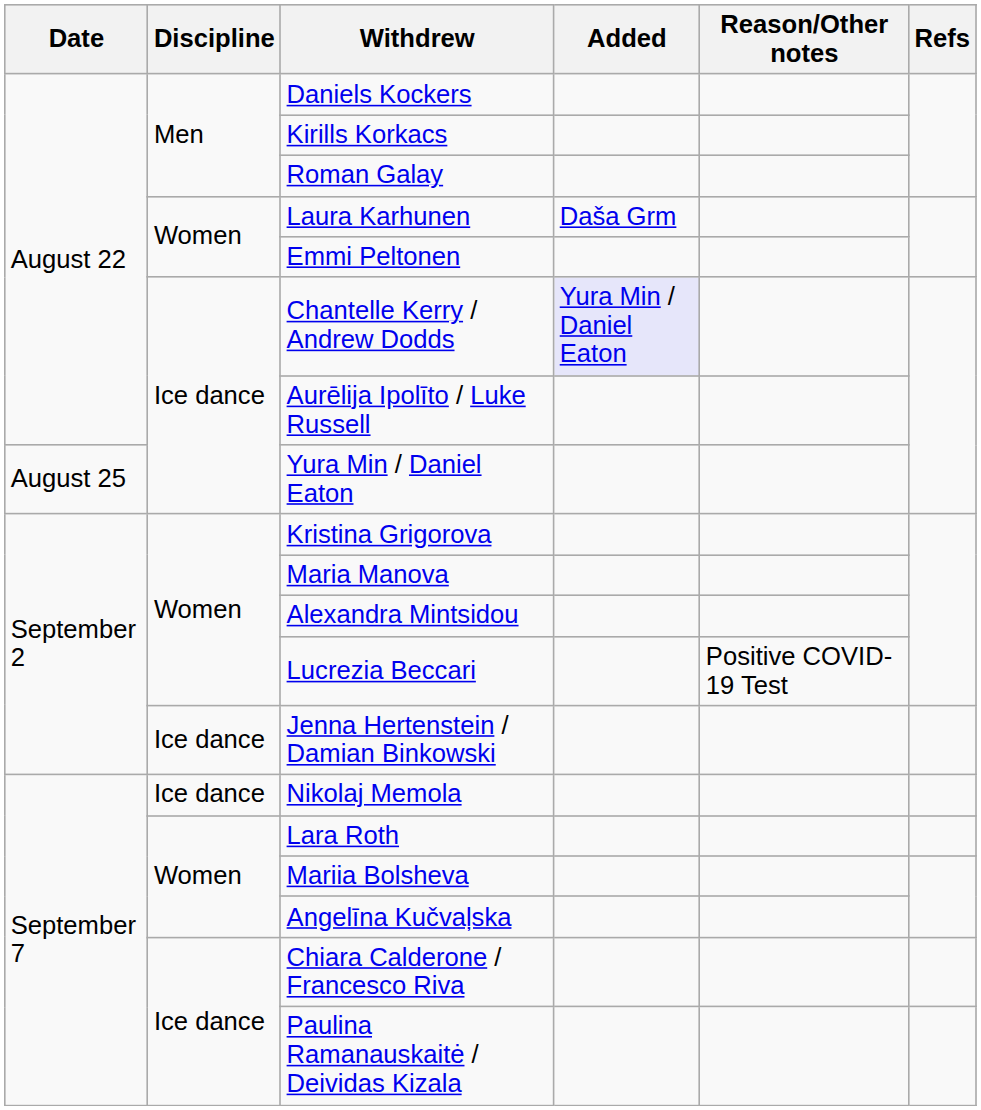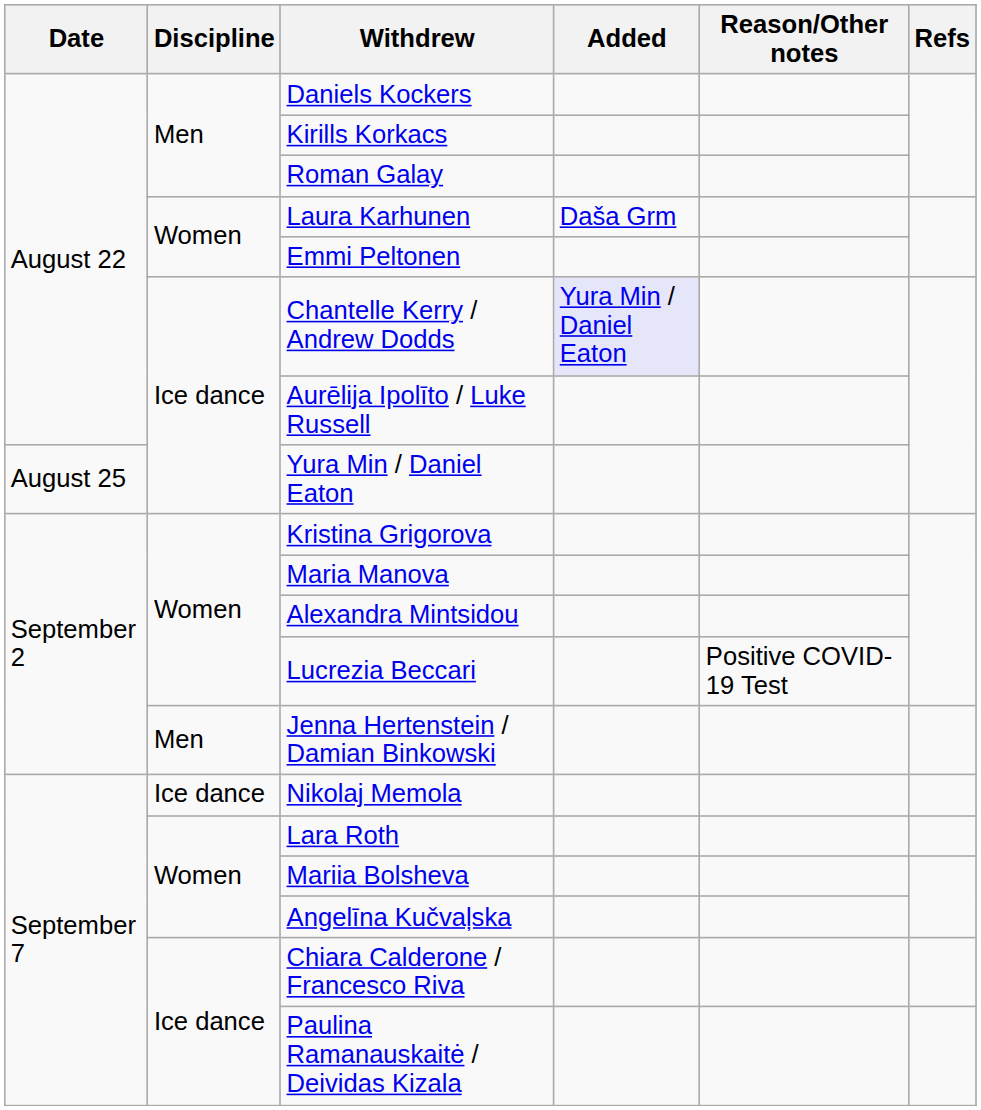(209, 739) Ice dance -> (179, 739) Men
